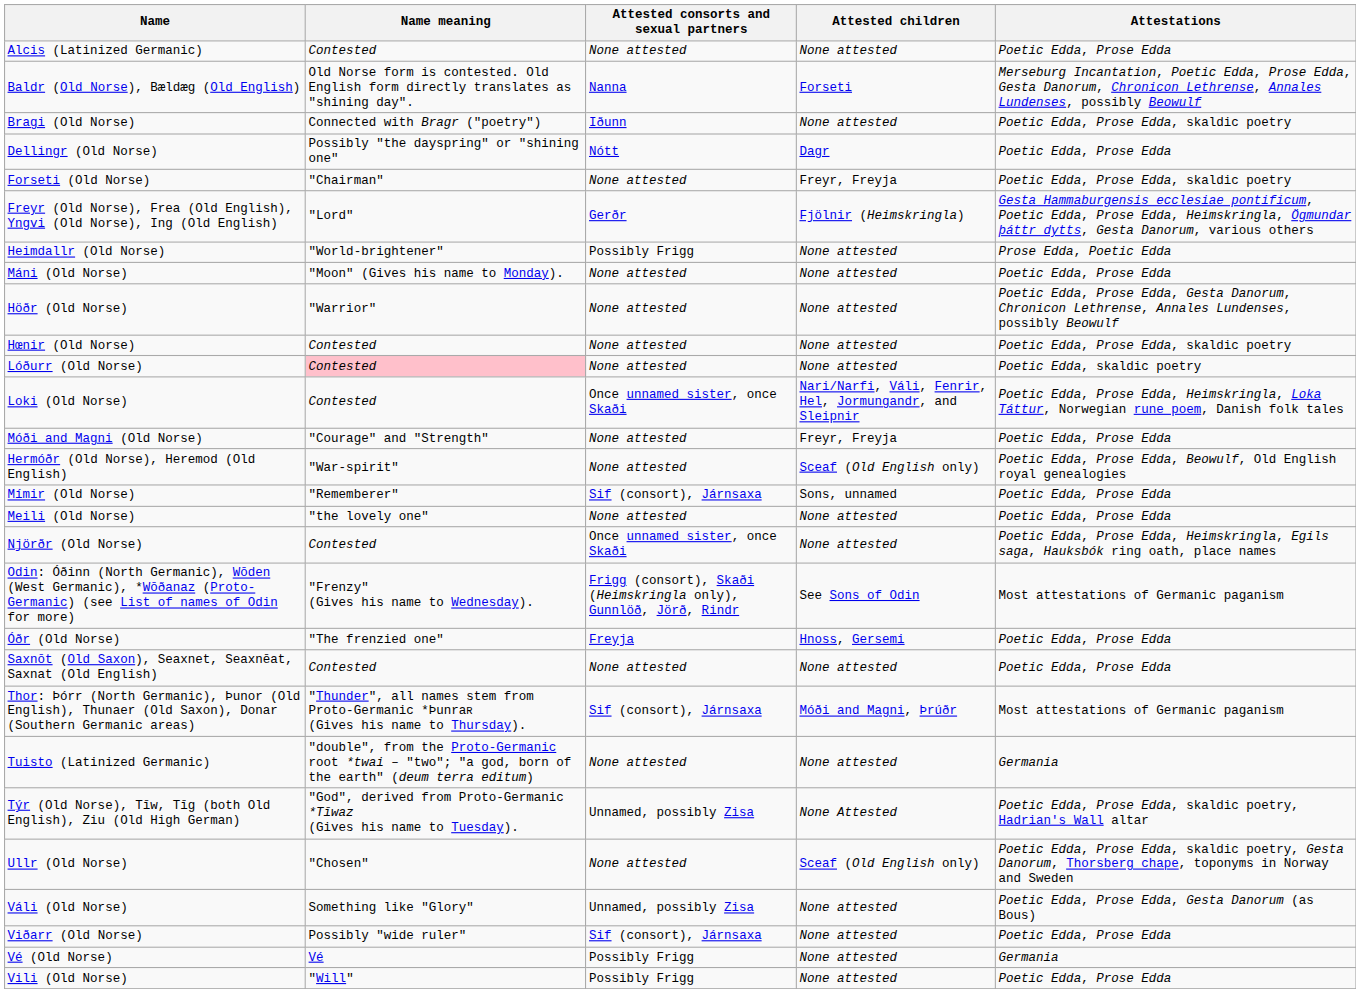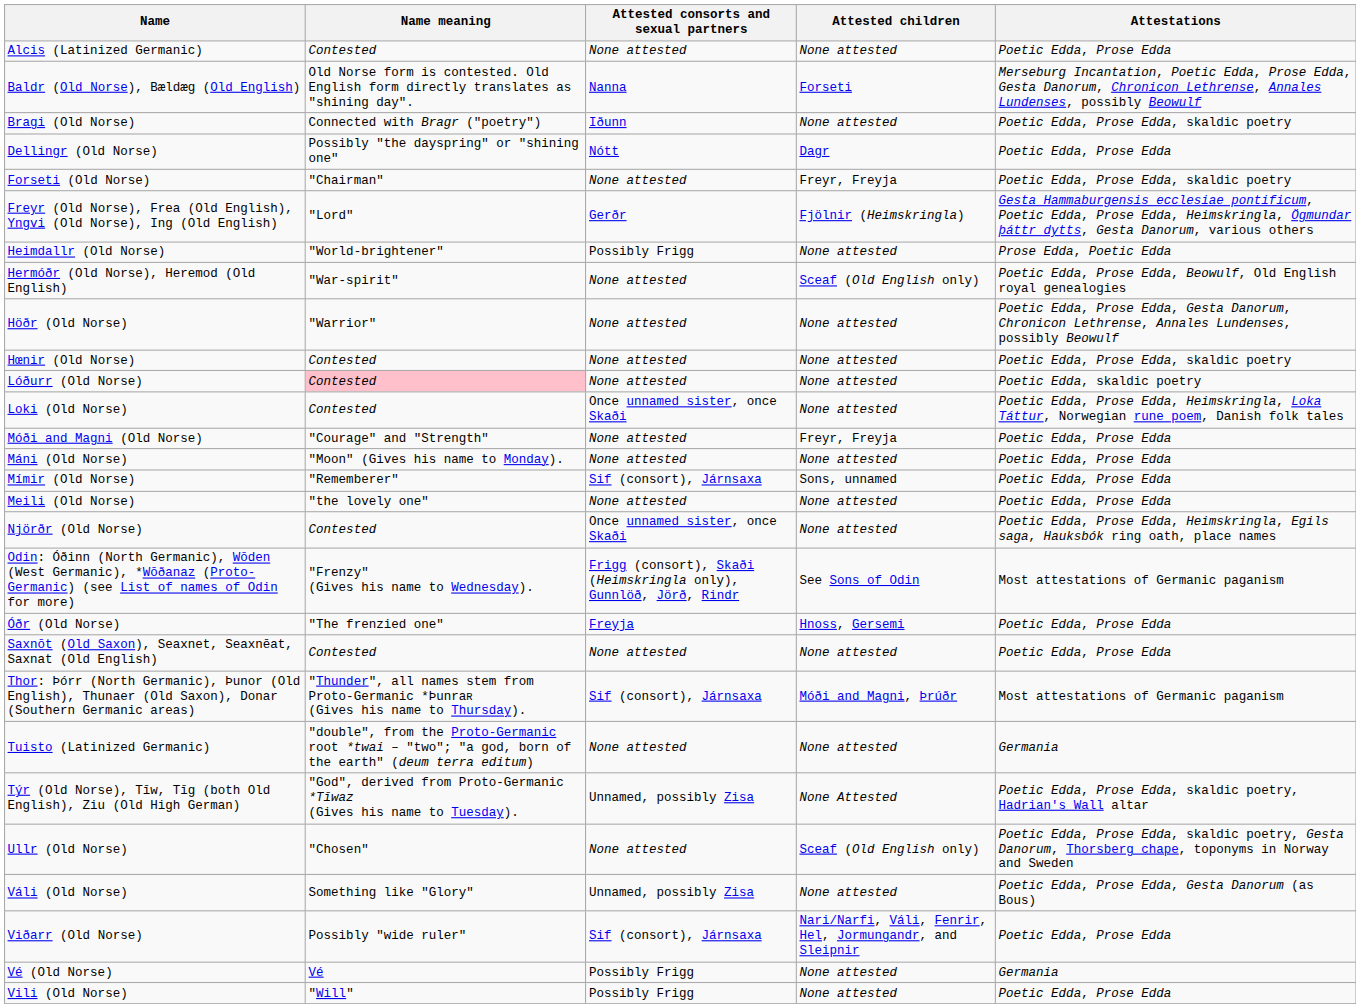rows swapped: (131, 466) <-> (68, 273)
(893, 402) Nari/Narfi, Váli, Fenrir, Hel, Jormungandr, and Sleipnir -> (848, 409) None attested
(848, 936) None attested -> (893, 936) Nari/Narfi, Váli, Fenrir, Hel, Jormungandr, and Sleipnir
